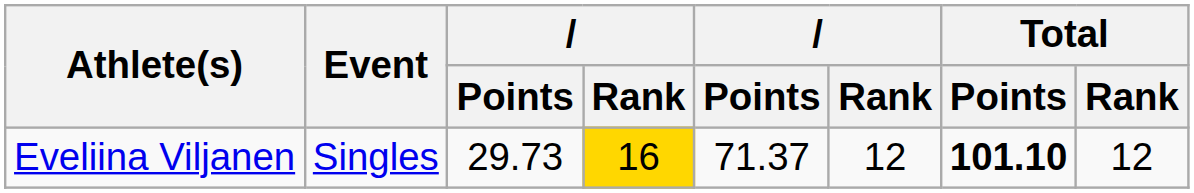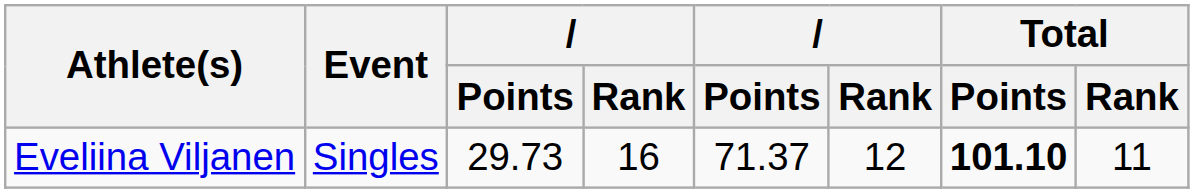(638, 156) gold background -> (638, 156) no background
(1132, 156) 12 -> (1132, 156) 11
